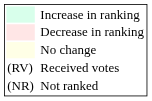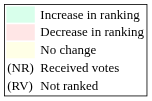(20, 68) (RV) -> (21, 68) (NR)
(21, 85) (NR) -> (20, 85) (RV)
